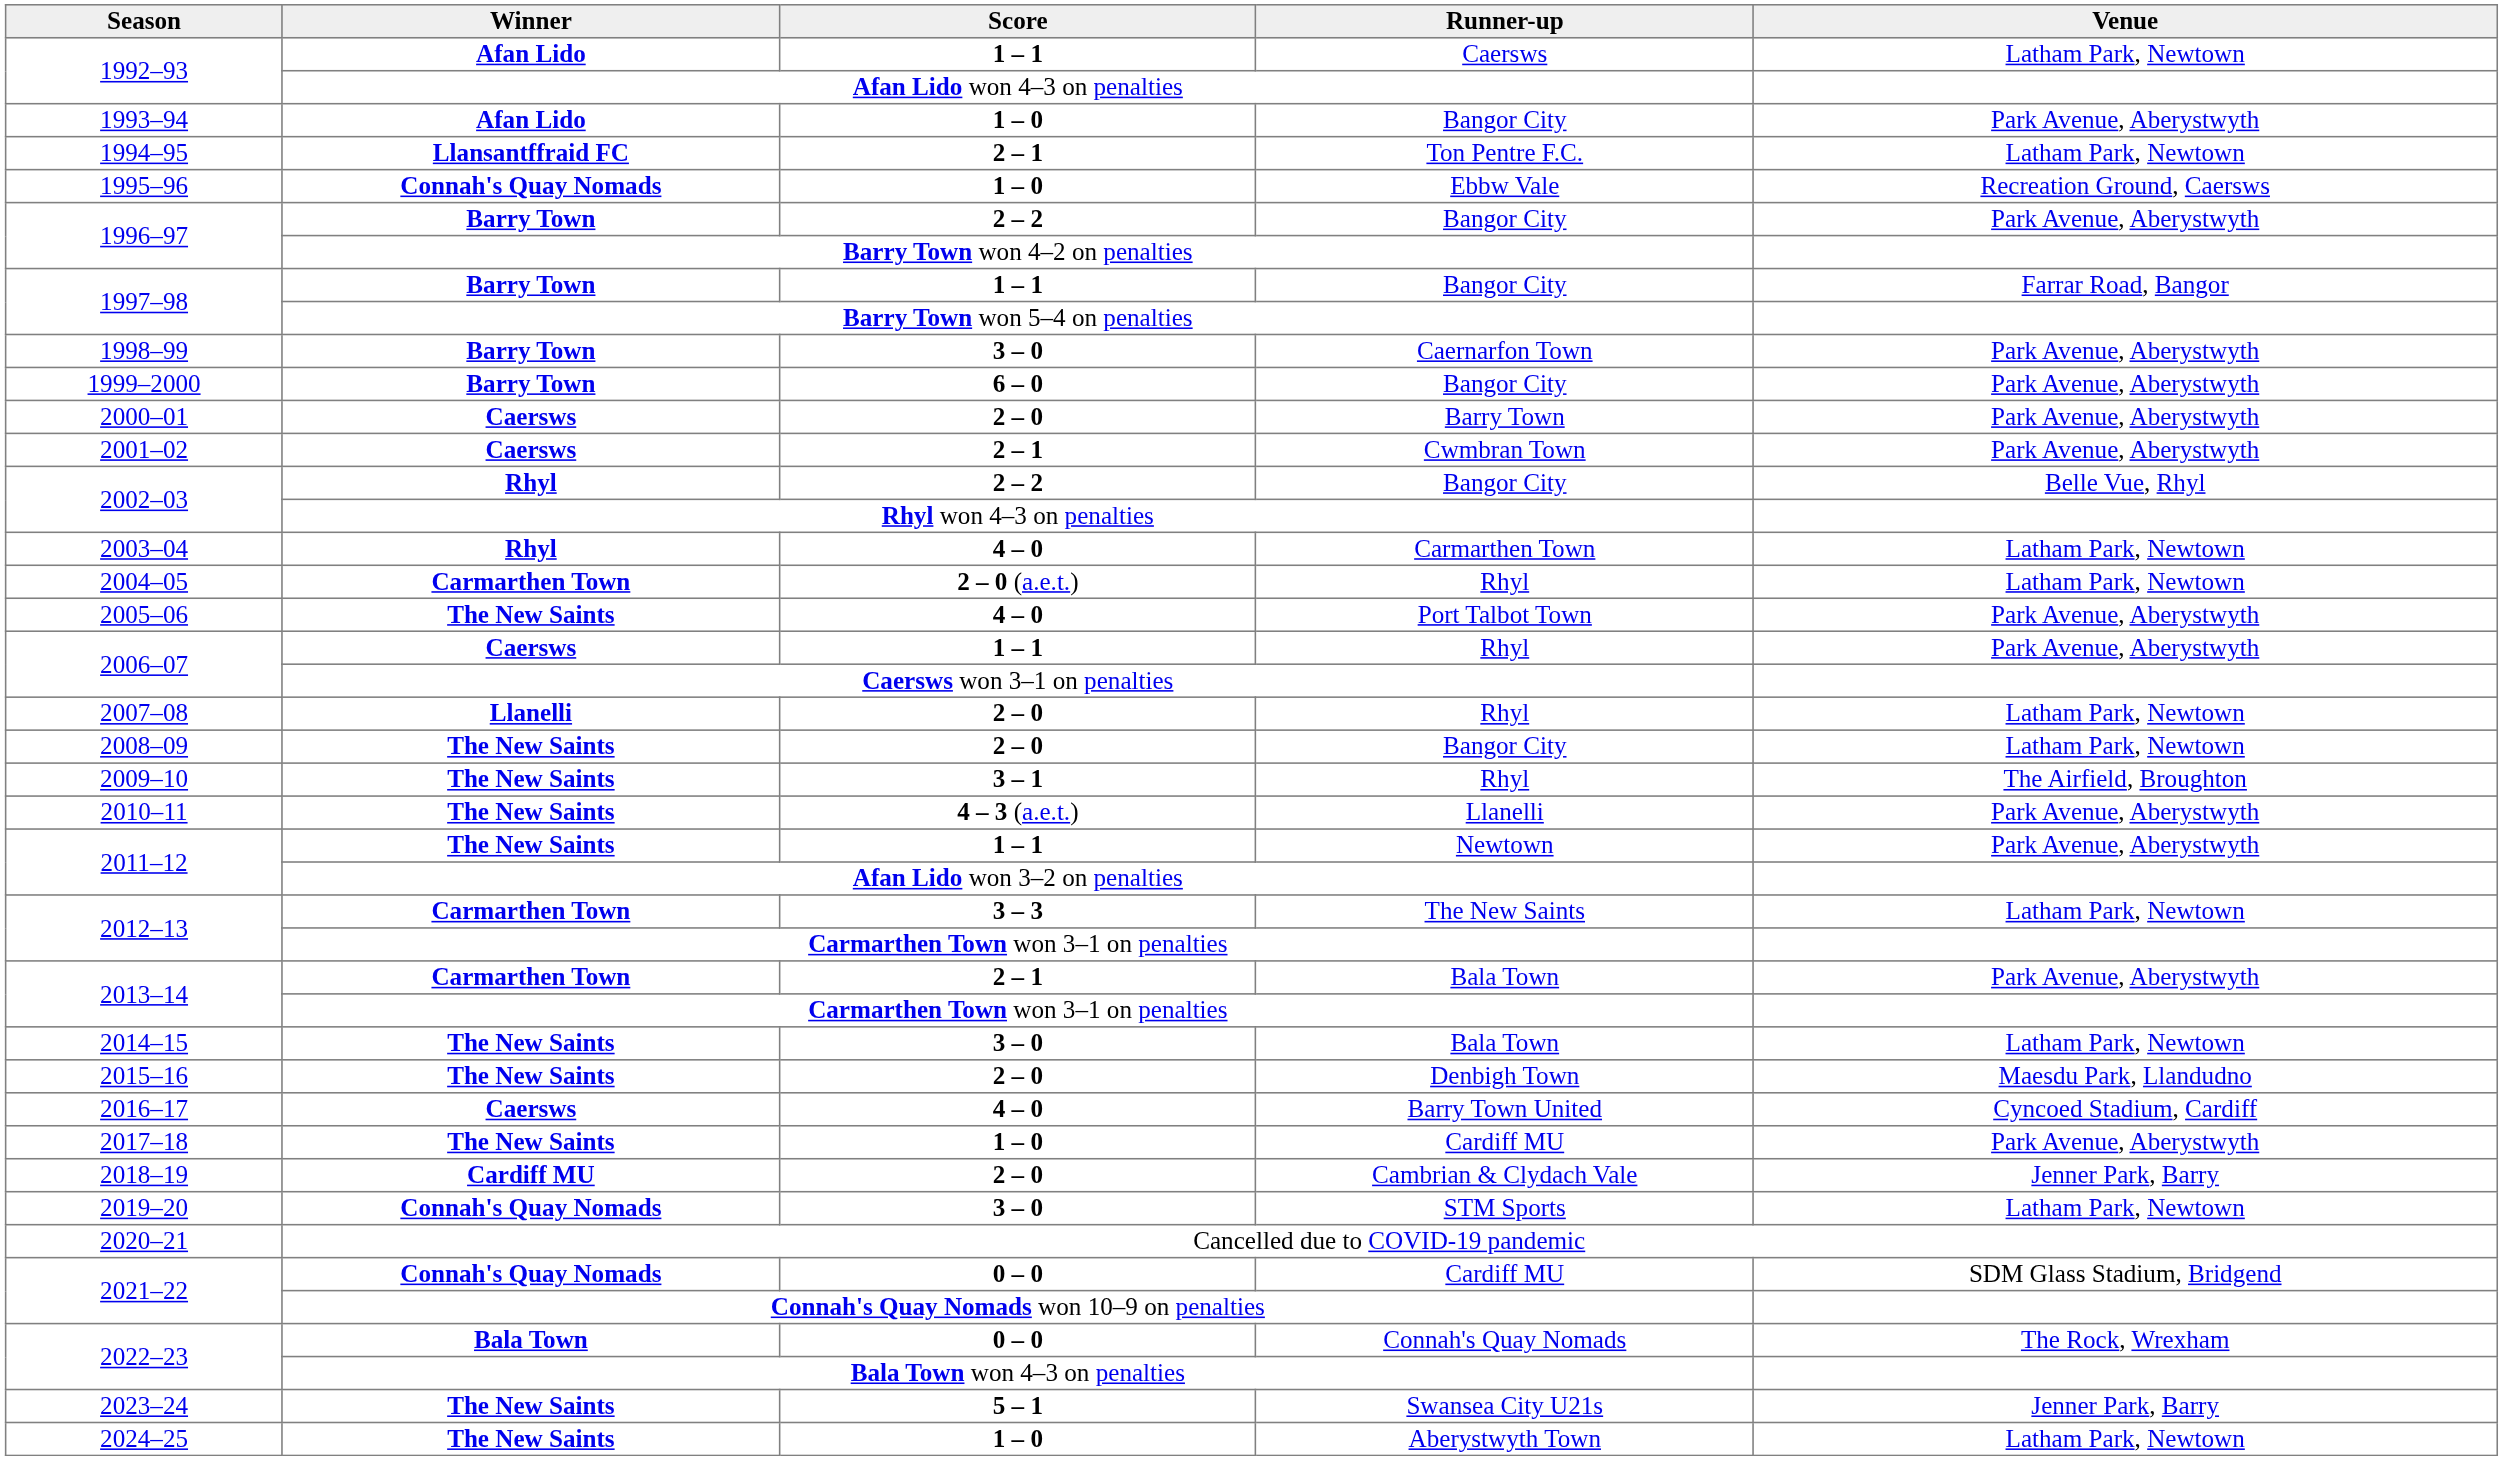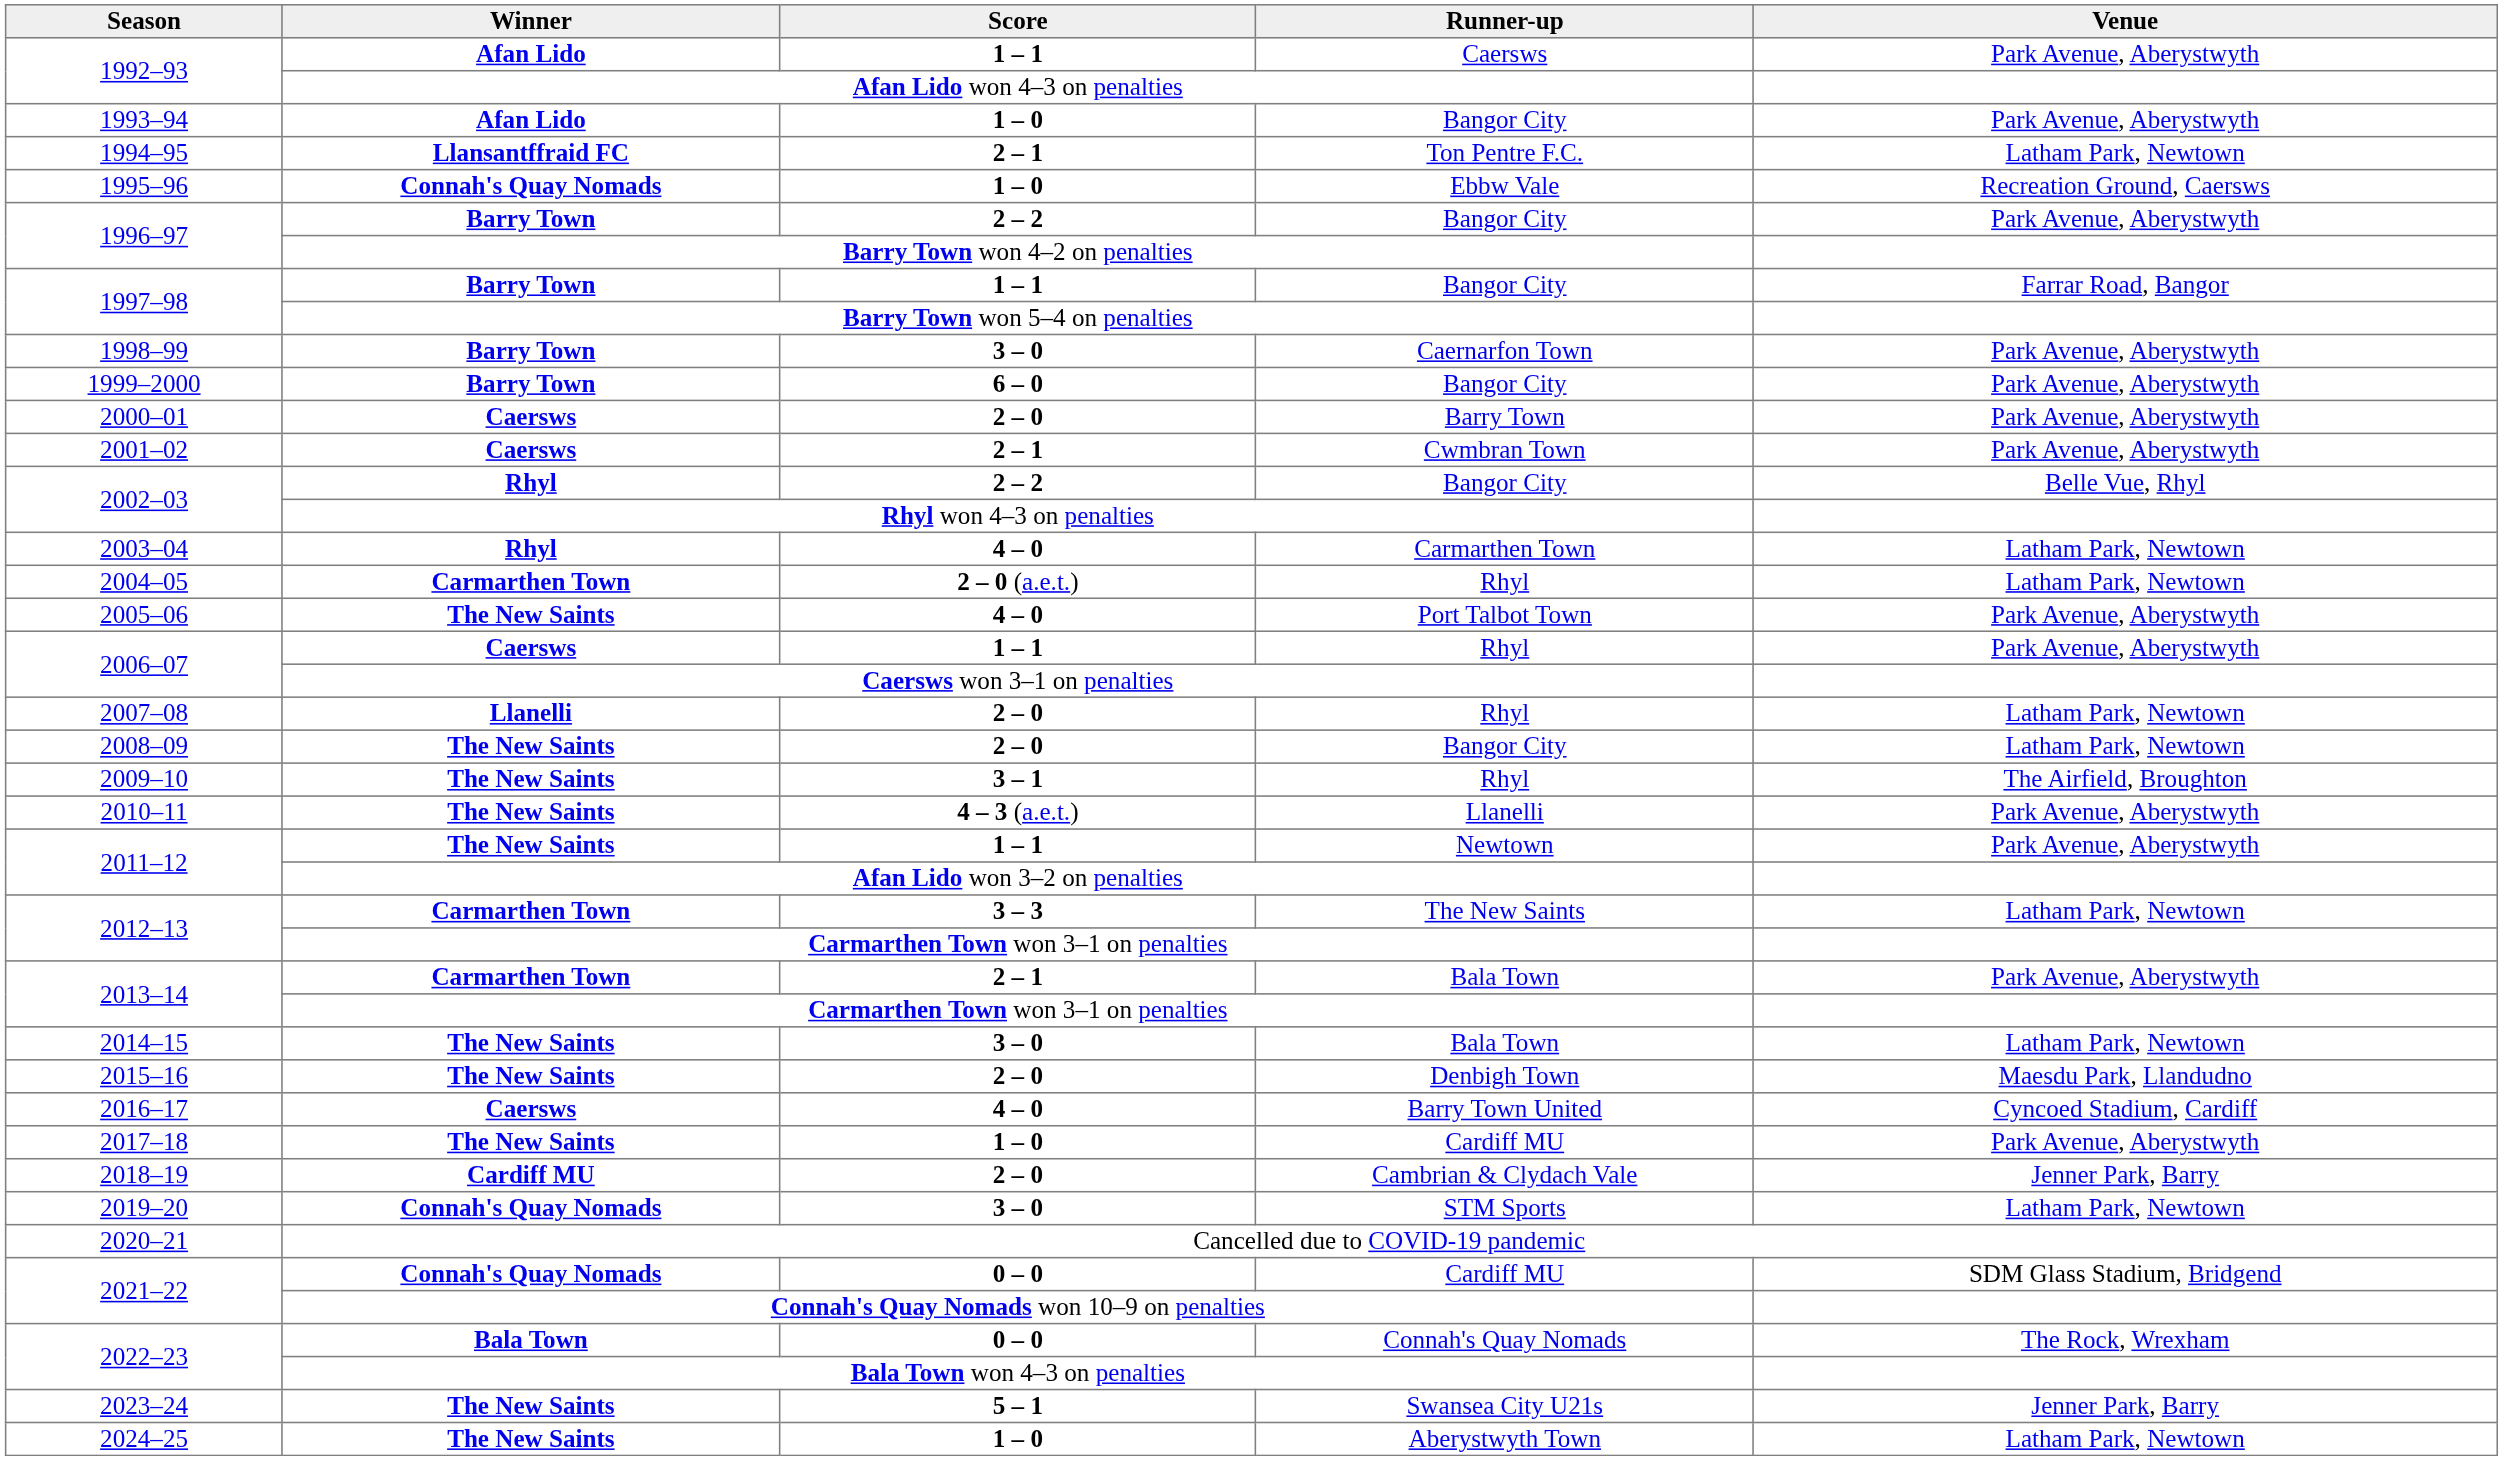(2125, 53) Latham Park, Newtown -> (2125, 53) Park Avenue, Aberystwyth
